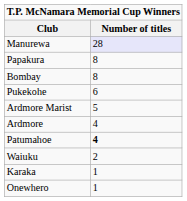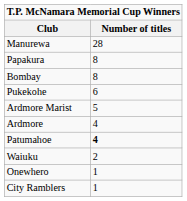(98, 44) lavender background -> (98, 44) no background
- row: (21, 172)
+ row: (36, 188)
